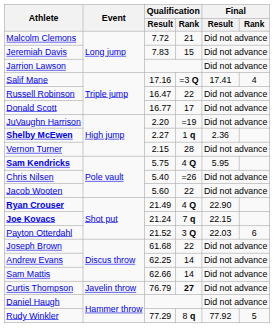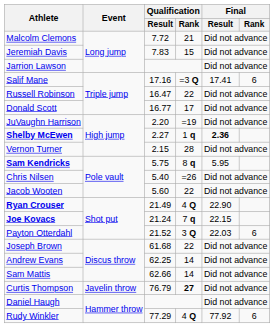(254, 80) 4 -> (254, 80) 6
(220, 136) normal -> (220, 136) bold
(189, 164) 4 Q -> (189, 164) 8 q
(189, 316) 8 q -> (189, 316) 4 Q
(254, 316) 5 -> (254, 316) 6
